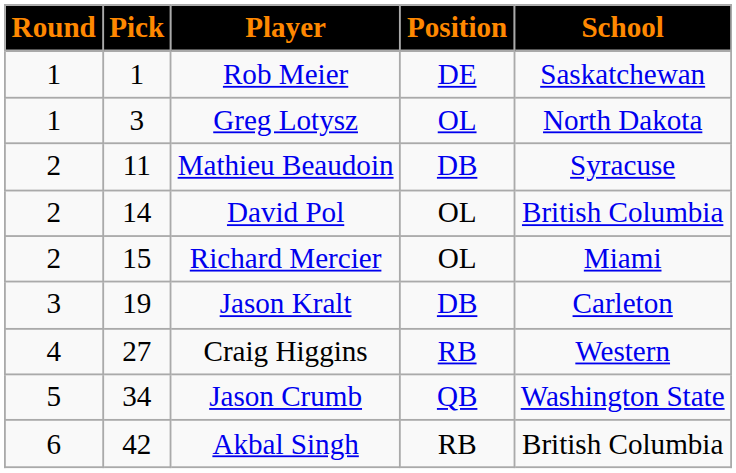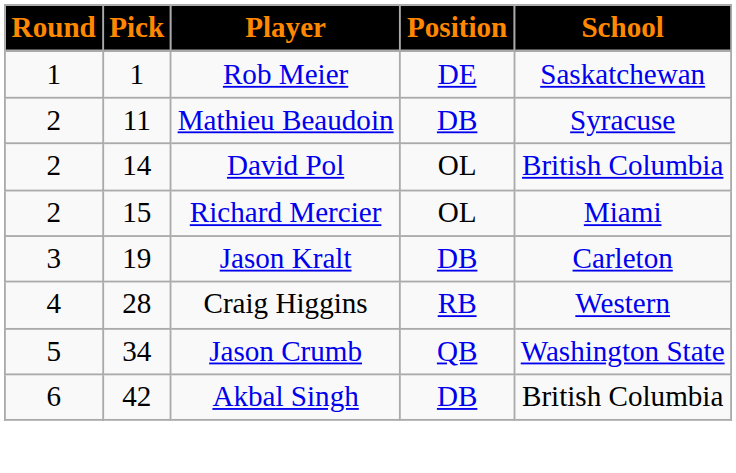- row: (286, 119)
(137, 350) 27 -> (137, 304) 28
(457, 443) RB -> (457, 397) DB
